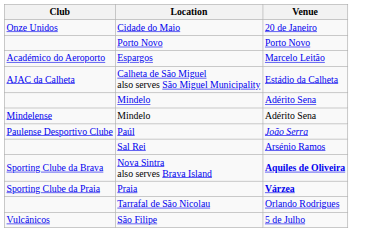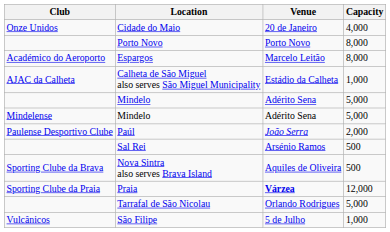+ column: (365, 12)
(305, 168) bold -> (303, 168) normal
